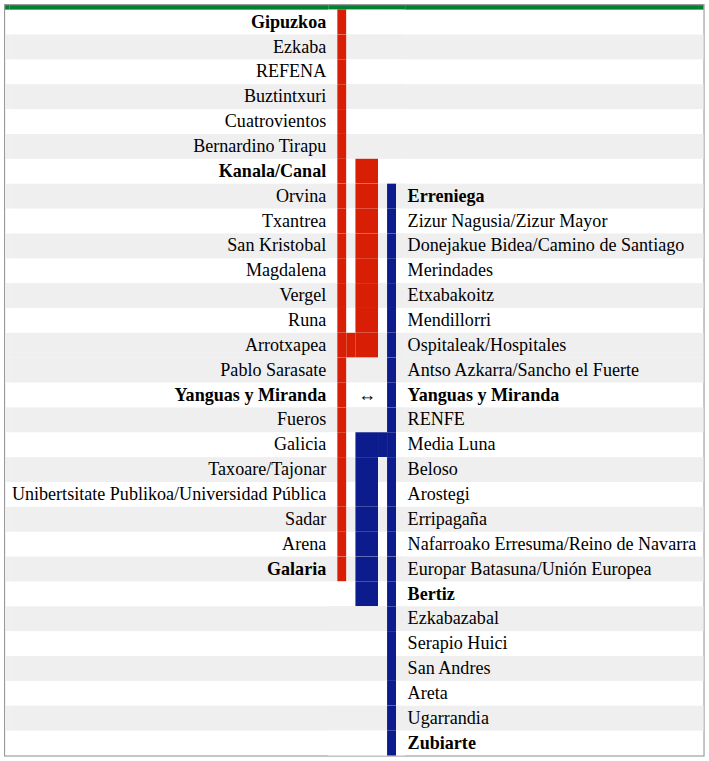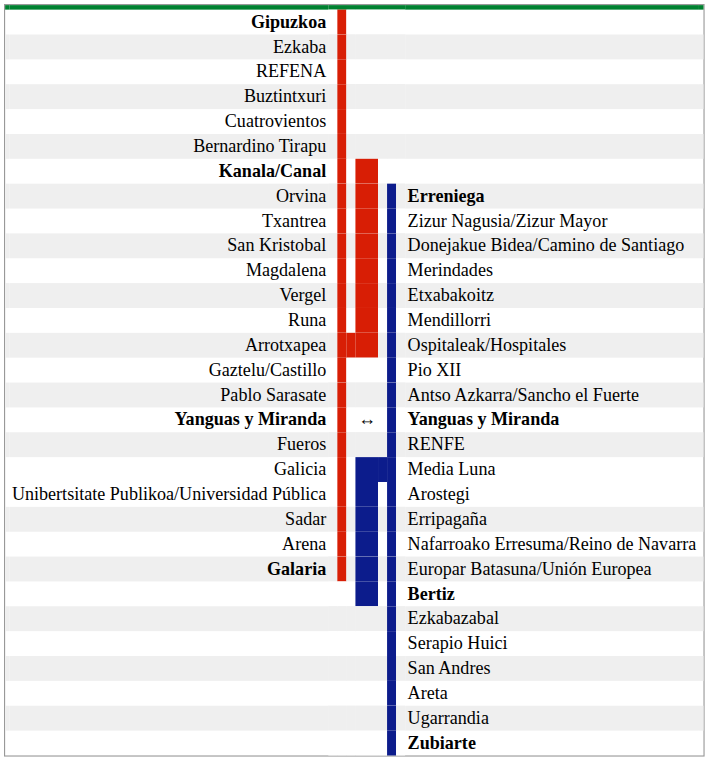+ row: (7, 370)
- row: (7, 470)
